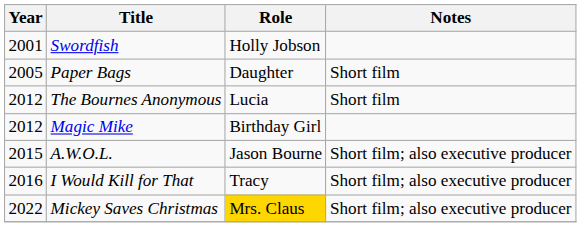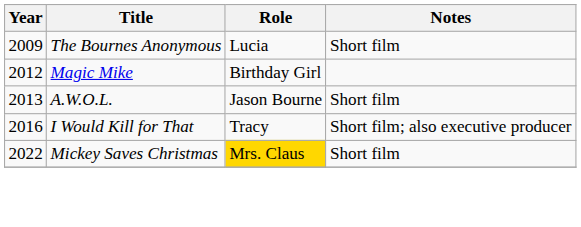- row: (85, 45)
- row: (91, 72)
(26, 99) 2012 -> (26, 45) 2009
(26, 153) 2015 -> (26, 99) 2013
(451, 153) Short film; also executive producer -> (365, 99) Short film
(451, 208) Short film; also executive producer -> (365, 153) Short film
